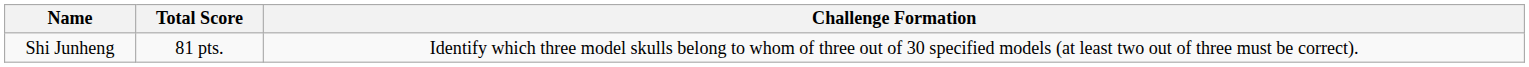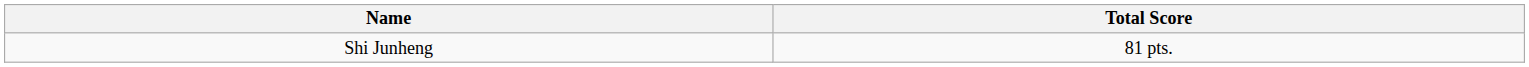- column: (894, 18)
